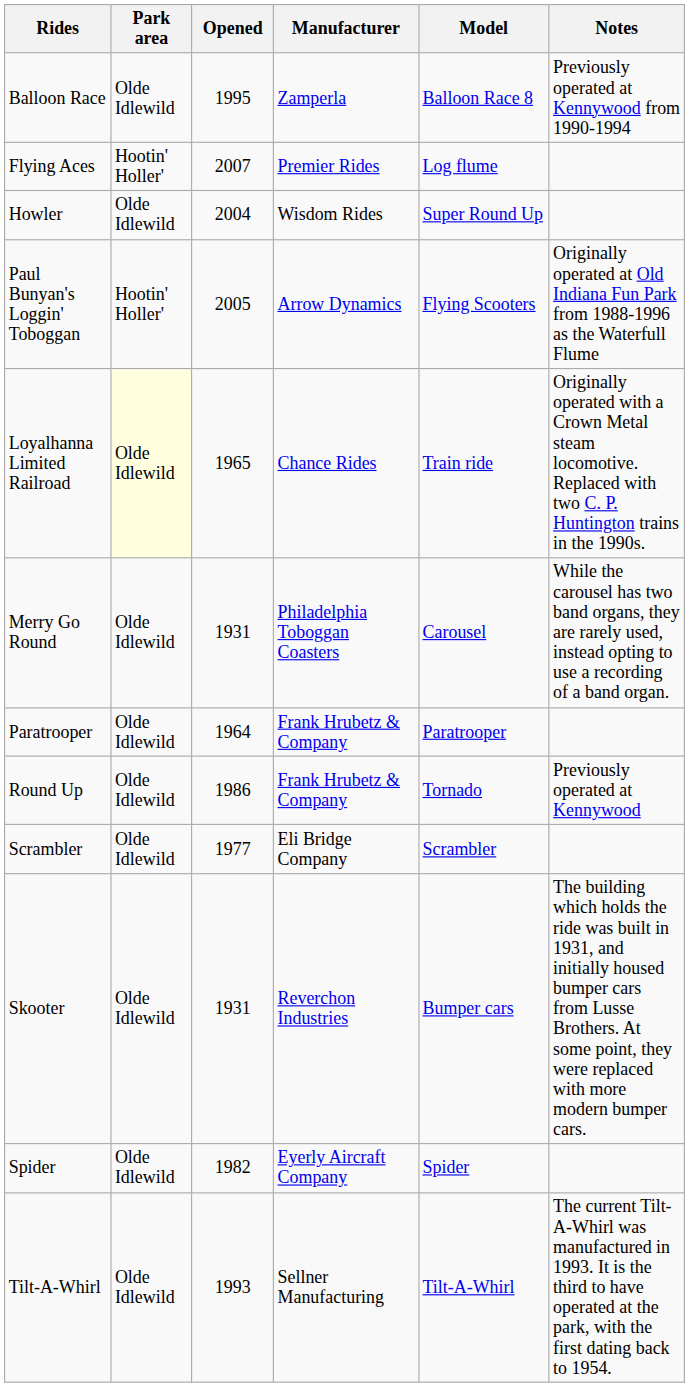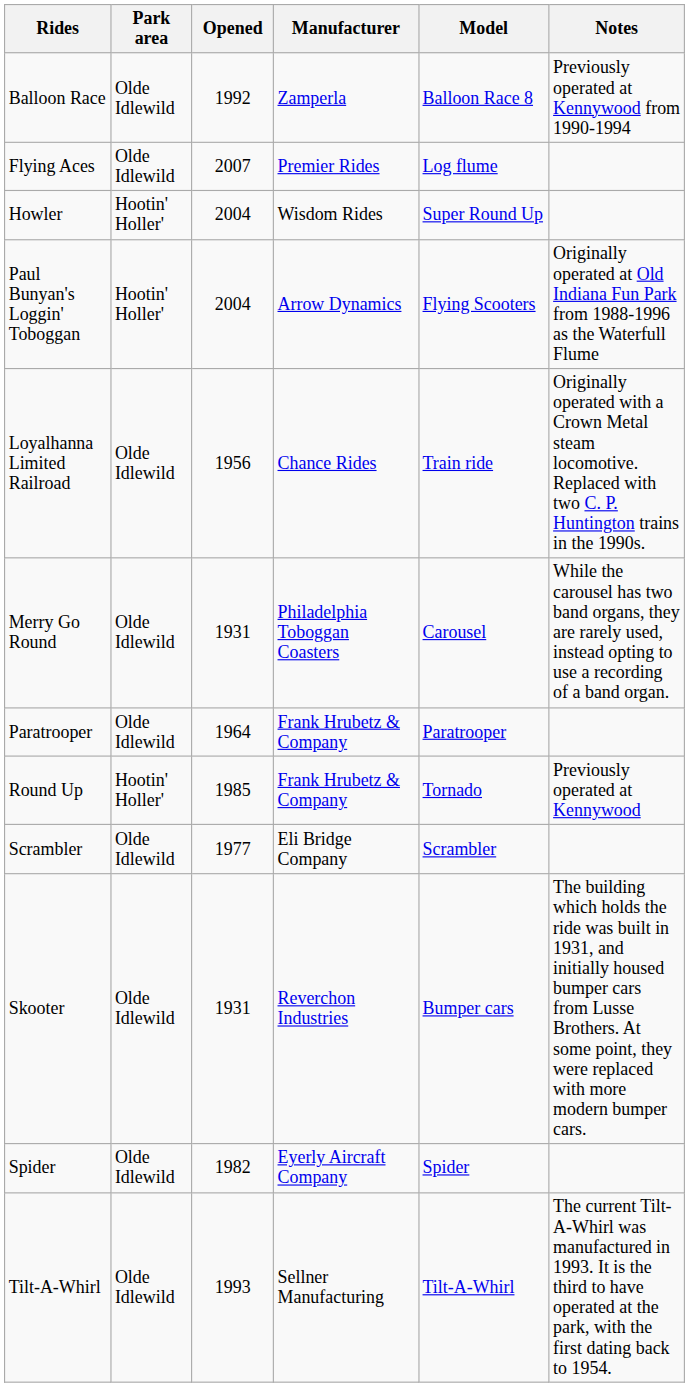(233, 97) 1995 -> (233, 97) 1992
(141, 166) Hootin' Holler' -> (145, 166) Olde Idlewild
(145, 214) Olde Idlewild -> (141, 214) Hootin' Holler'
(233, 303) 2005 -> (233, 303) 2004
(145, 463) lightyellow background -> (145, 463) no background
(233, 463) 1965 -> (233, 463) 1956
(145, 790) Olde Idlewild -> (141, 790) Hootin' Holler'
(233, 790) 1986 -> (233, 790) 1985
